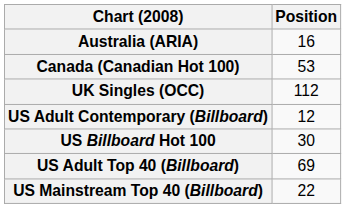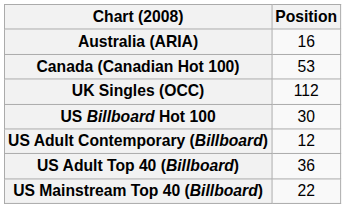rows swapped: (138, 141) <-> (138, 116)
(306, 166) 69 -> (306, 166) 36
